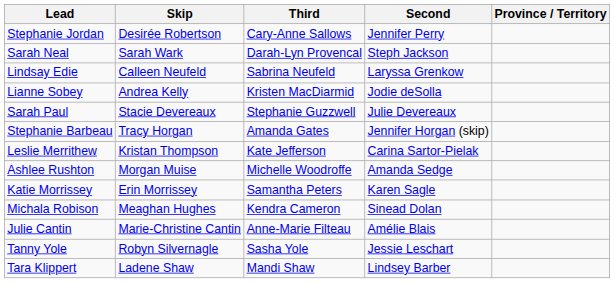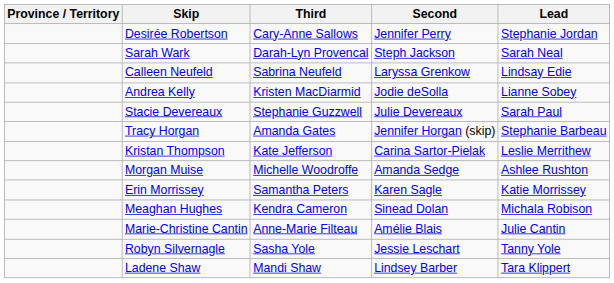columns swapped: (550, 14) <-> (60, 14)
